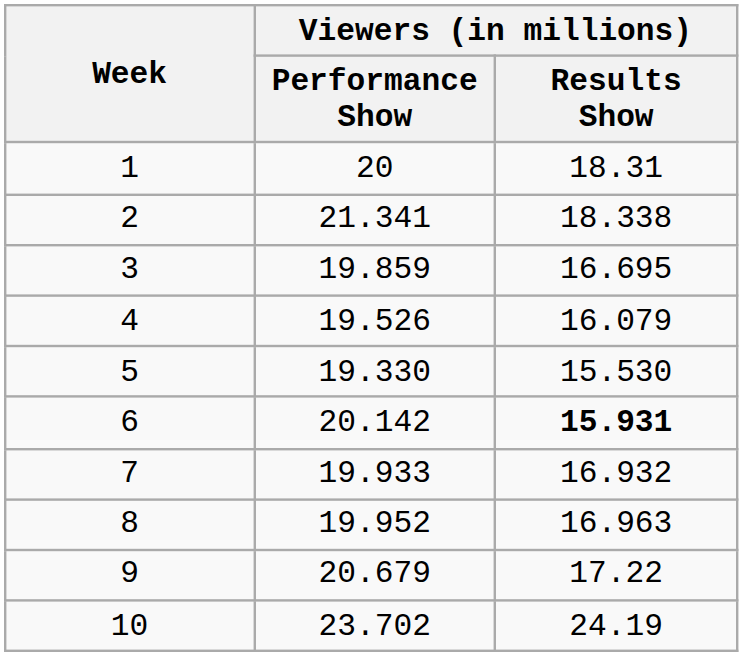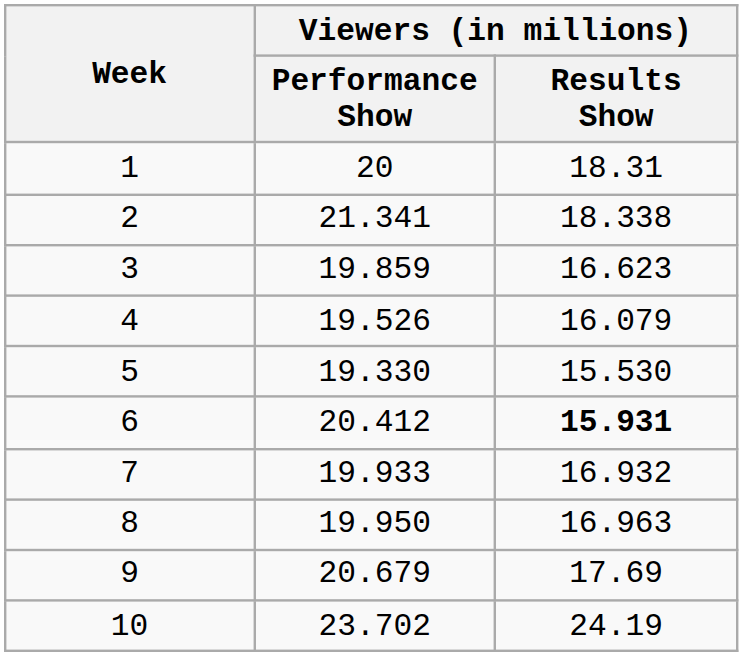(616, 270) 16.695 -> (616, 270) 16.623
(375, 423) 20.142 -> (375, 423) 20.412
(375, 524) 19.952 -> (375, 524) 19.950
(616, 575) 17.22 -> (616, 575) 17.69
